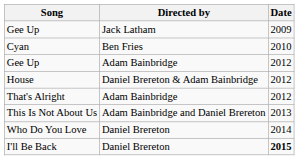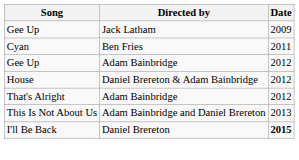(281, 46) 2010 -> (281, 46) 2011
- row: (47, 130)
